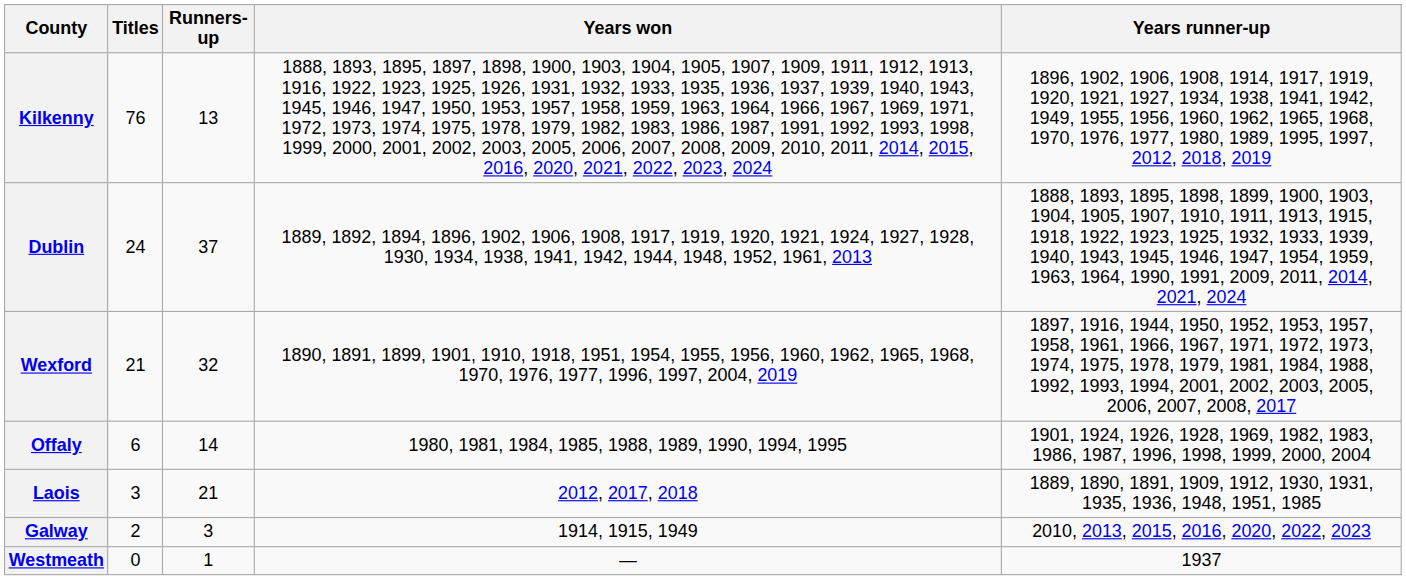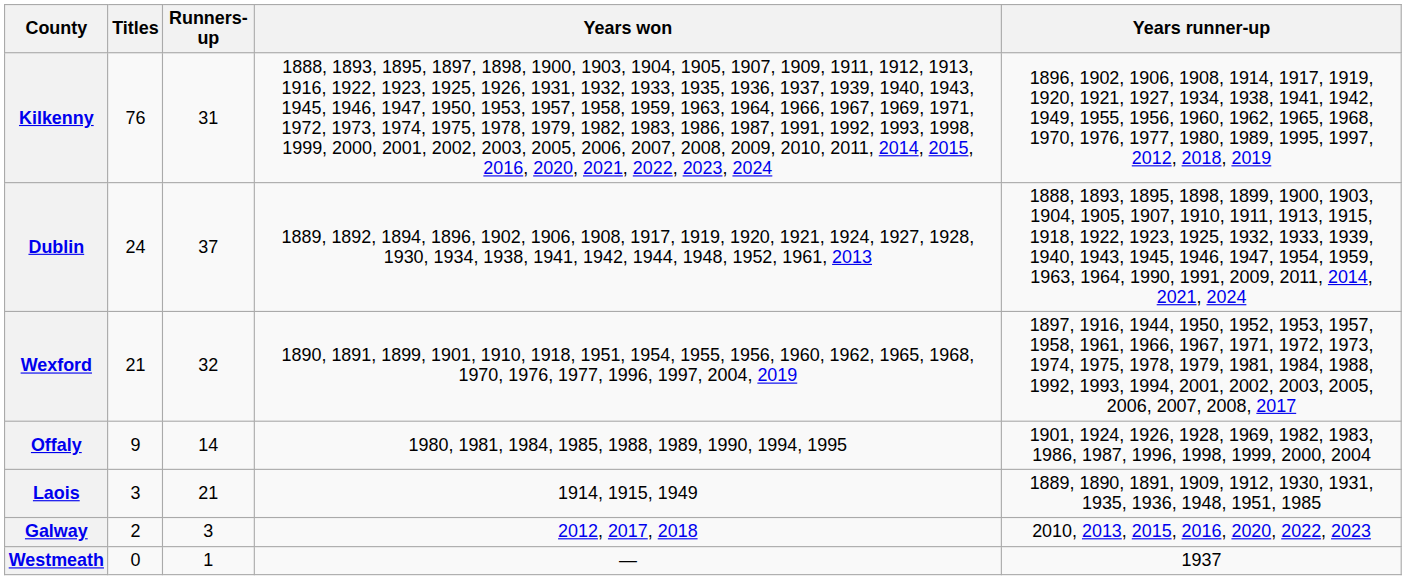(208, 117) 13 -> (208, 117) 31
(135, 444) 6 -> (135, 444) 9
(628, 493) 2012, 2017, 2018 -> (628, 493) 1914, 1915, 1949
(628, 531) 1914, 1915, 1949 -> (628, 531) 2012, 2017, 2018
